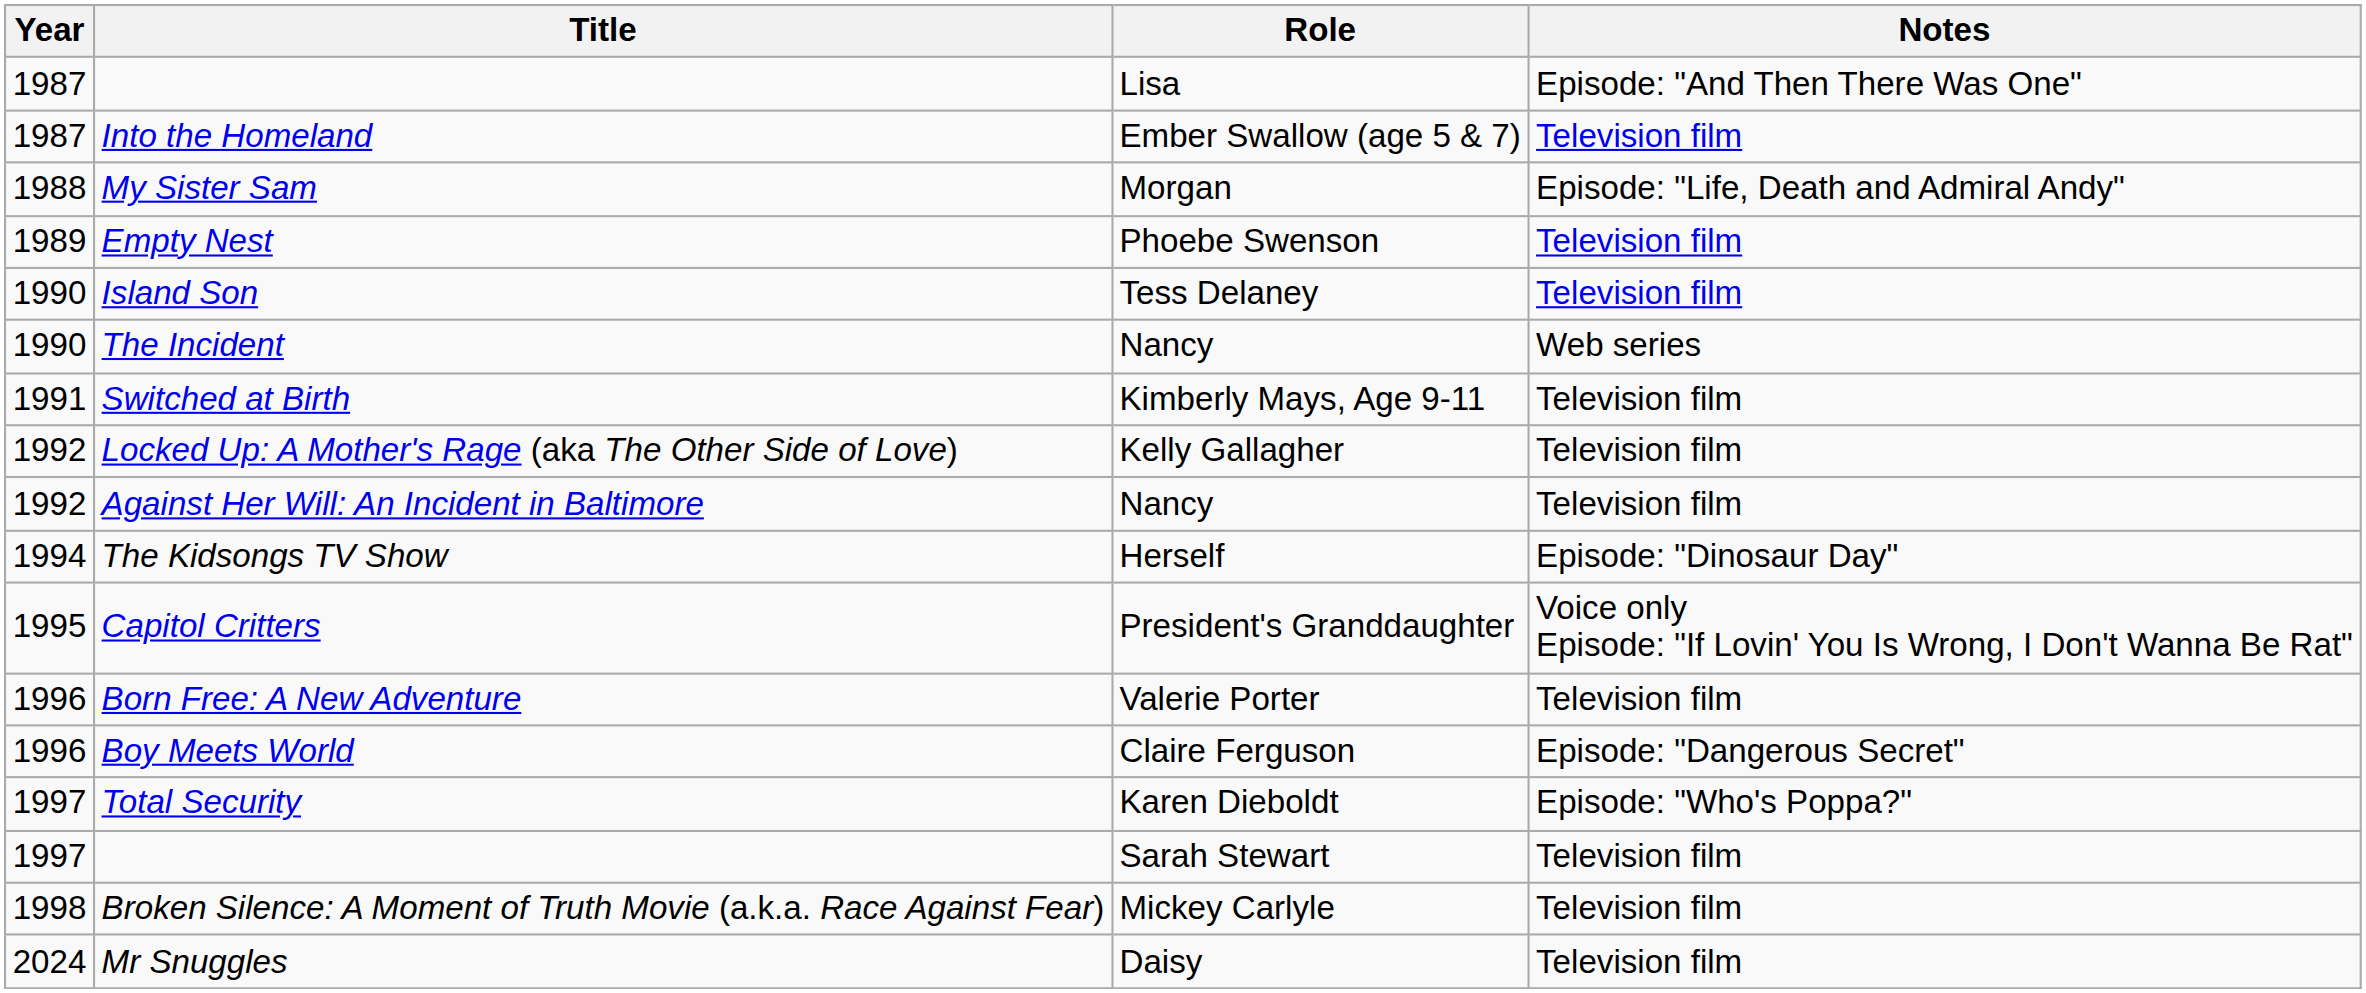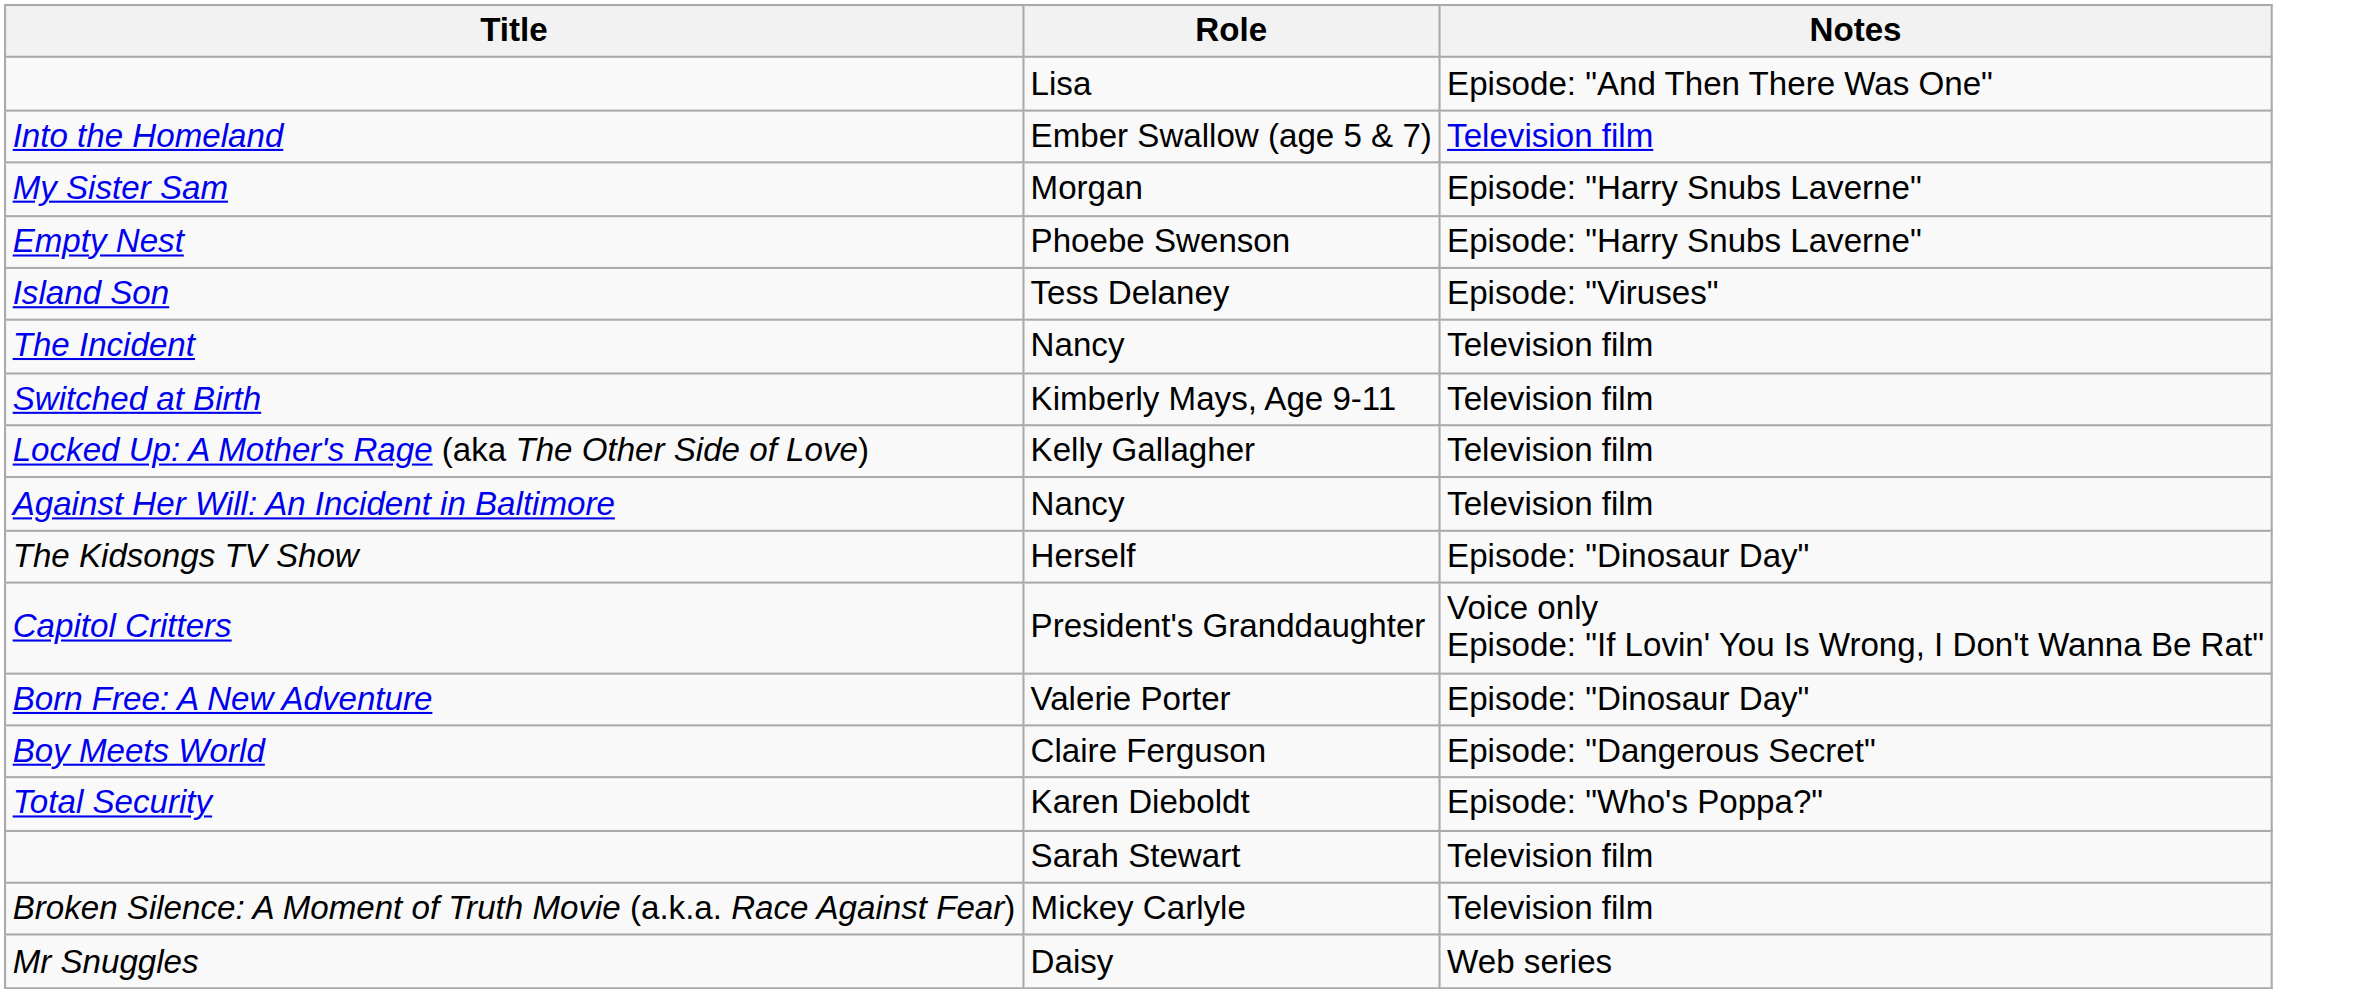- column: (50, 30)
(1830, 188) Episode: "Life, Death and Admiral Andy" -> (1684, 188) Episode: "Harry Snubs Laverne"
(1639, 240) Television film -> (1684, 240) Episode: "Harry Snubs Laverne"
(1639, 293) Television film -> (1583, 293) Episode: "Viruses"
(1619, 345) Web series -> (1550, 345) Television film
(1639, 698) Television film -> (1628, 698) Episode: "Dinosaur Day"
(1639, 960) Television film -> (1530, 960) Web series
